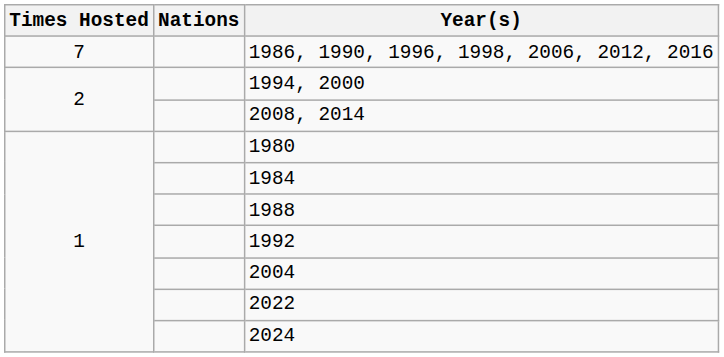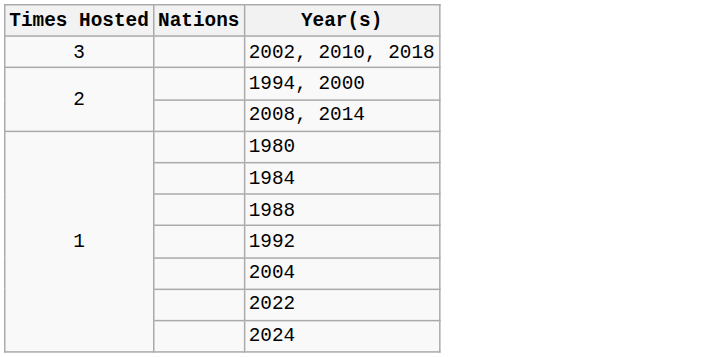- row: (481, 52)
+ row: (342, 52)
